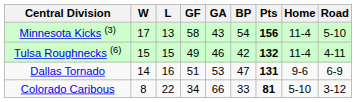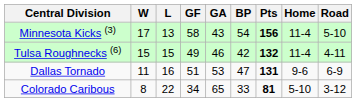(143, 71) 14 -> (143, 71) 11
(218, 89) 66 -> (218, 89) 65
